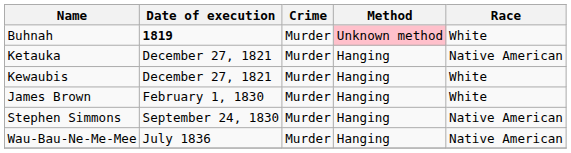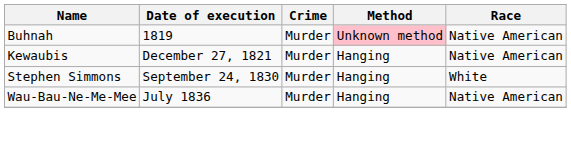(158, 35) bold -> (158, 35) normal
(468, 35) White -> (506, 35) Native American
- row: (34, 56)
(468, 76) White -> (506, 56) Native American
- row: (49, 97)
(506, 118) Native American -> (468, 76) White
